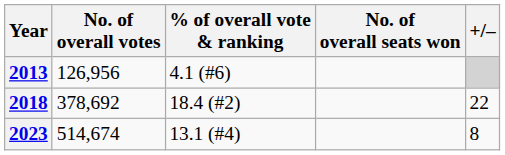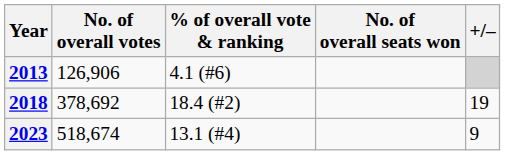(88, 72) 126,956 -> (88, 72) 126,906
(479, 103) 22 -> (479, 103) 19
(88, 133) 514,674 -> (88, 133) 518,674
(474, 133) 8 -> (474, 133) 9
